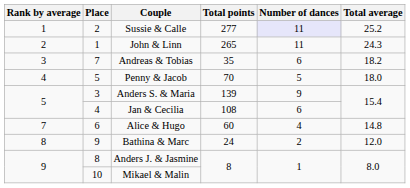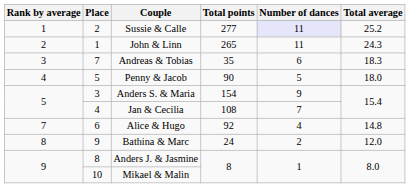(373, 61) 18.2 -> (373, 61) 18.3
(229, 77) 70 -> (229, 77) 90
(229, 93) 139 -> (229, 93) 154
(299, 110) 6 -> (299, 110) 7
(229, 126) 60 -> (229, 126) 92
